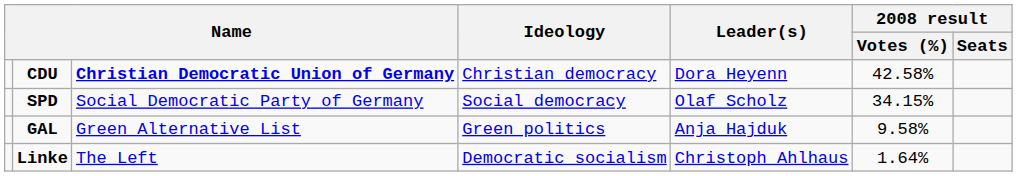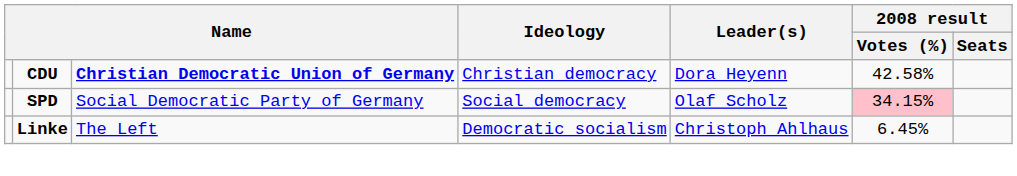(903, 102) no background -> (903, 102) pink background
- row: (42, 130)
(903, 157) 1.64% -> (903, 130) 6.45%
